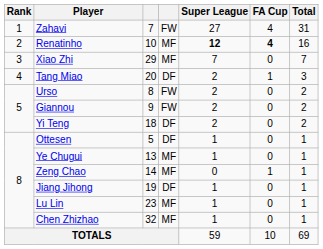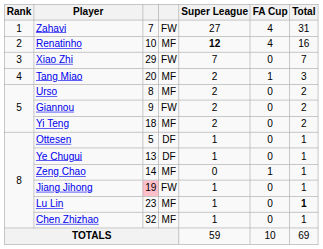(270, 44) bold -> (270, 44) normal
(169, 60) MF -> (169, 60) FW
(169, 76) DF -> (169, 76) MF
(169, 92) FW -> (169, 92) MF
(169, 124) DF -> (169, 124) MF
(169, 156) MF -> (169, 156) DF
(151, 188) no background -> (151, 188) pink background
(169, 188) DF -> (169, 188) FW
(304, 204) normal -> (304, 204) bold
